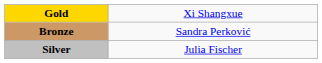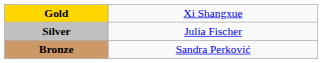rows swapped: (56, 49) <-> (56, 31)
